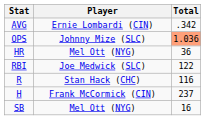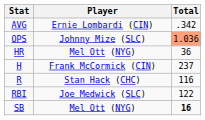rows swapped: (19, 66) <-> (19, 94)
(186, 108) normal -> (186, 108) bold
